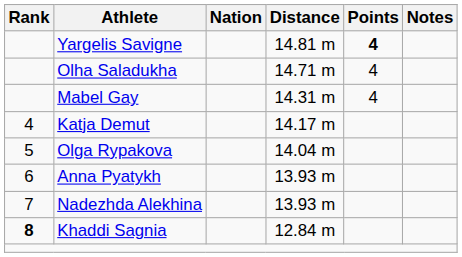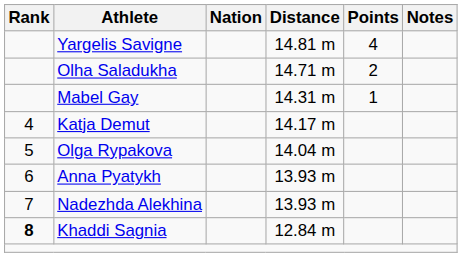(373, 44) bold -> (373, 44) normal
(373, 71) 4 -> (373, 71) 2
(373, 97) 4 -> (373, 97) 1
